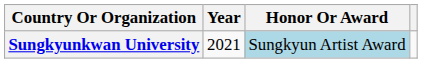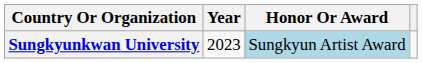(224, 44) 2021 -> (224, 44) 2023
